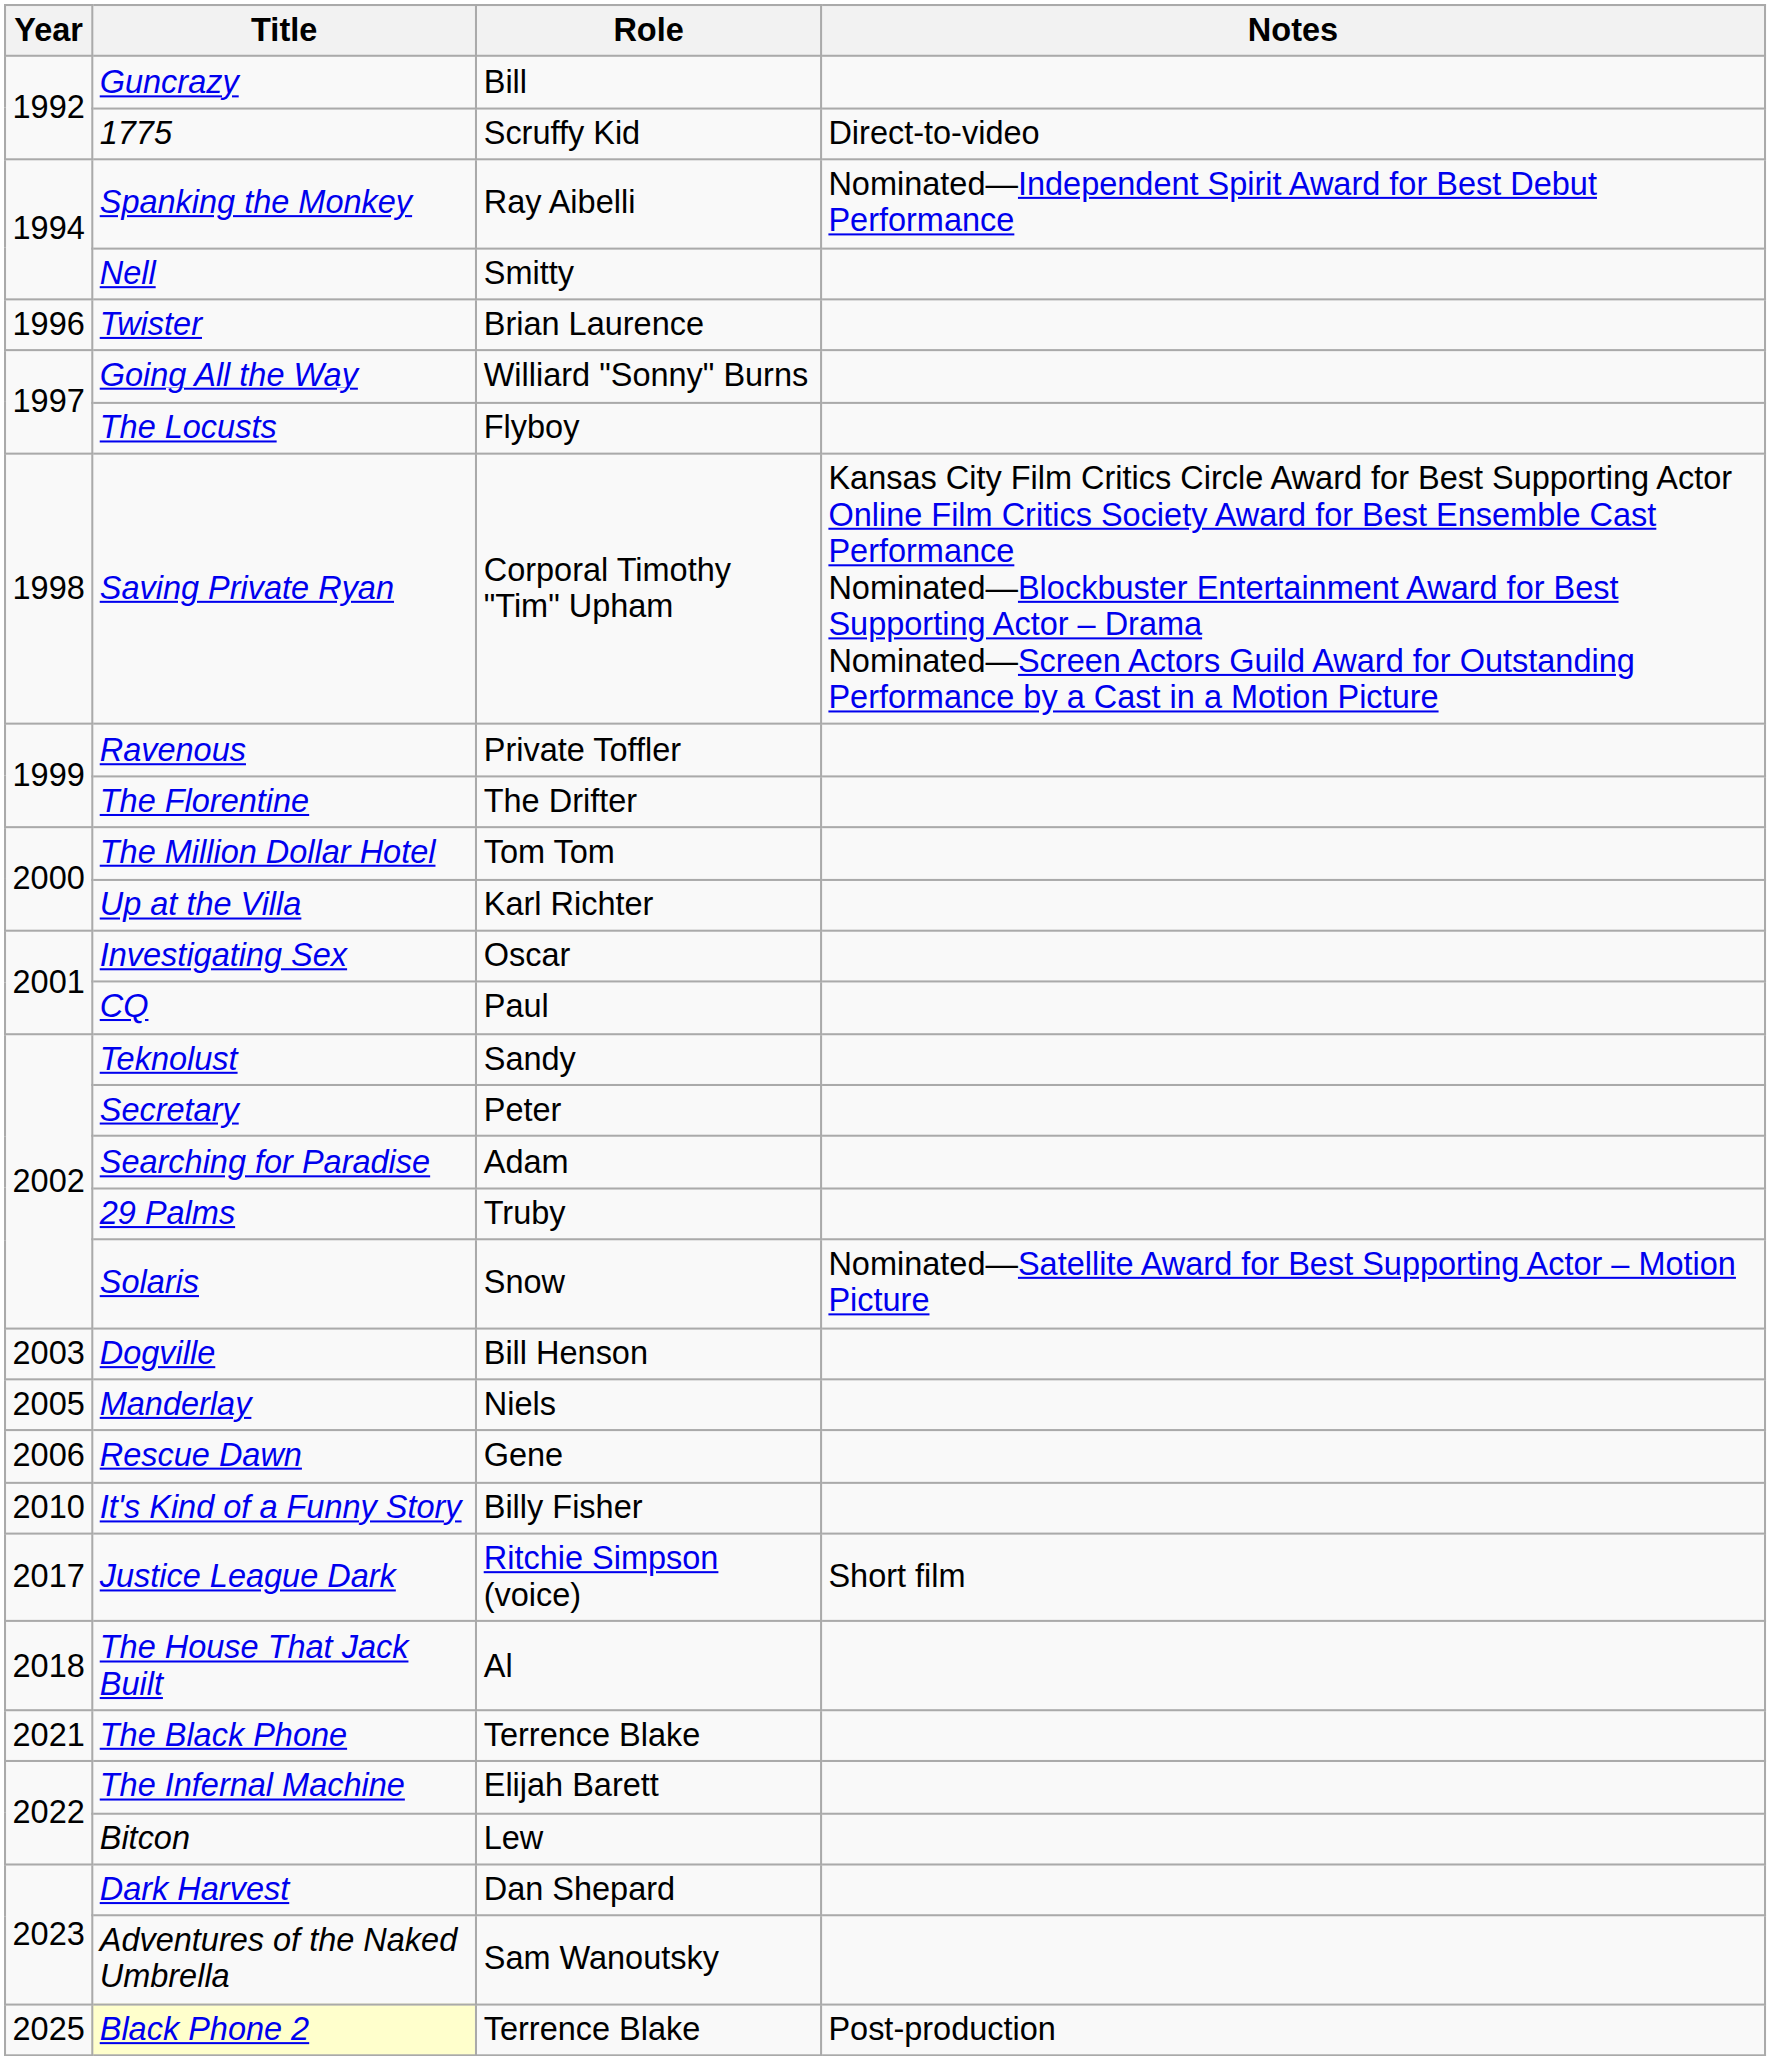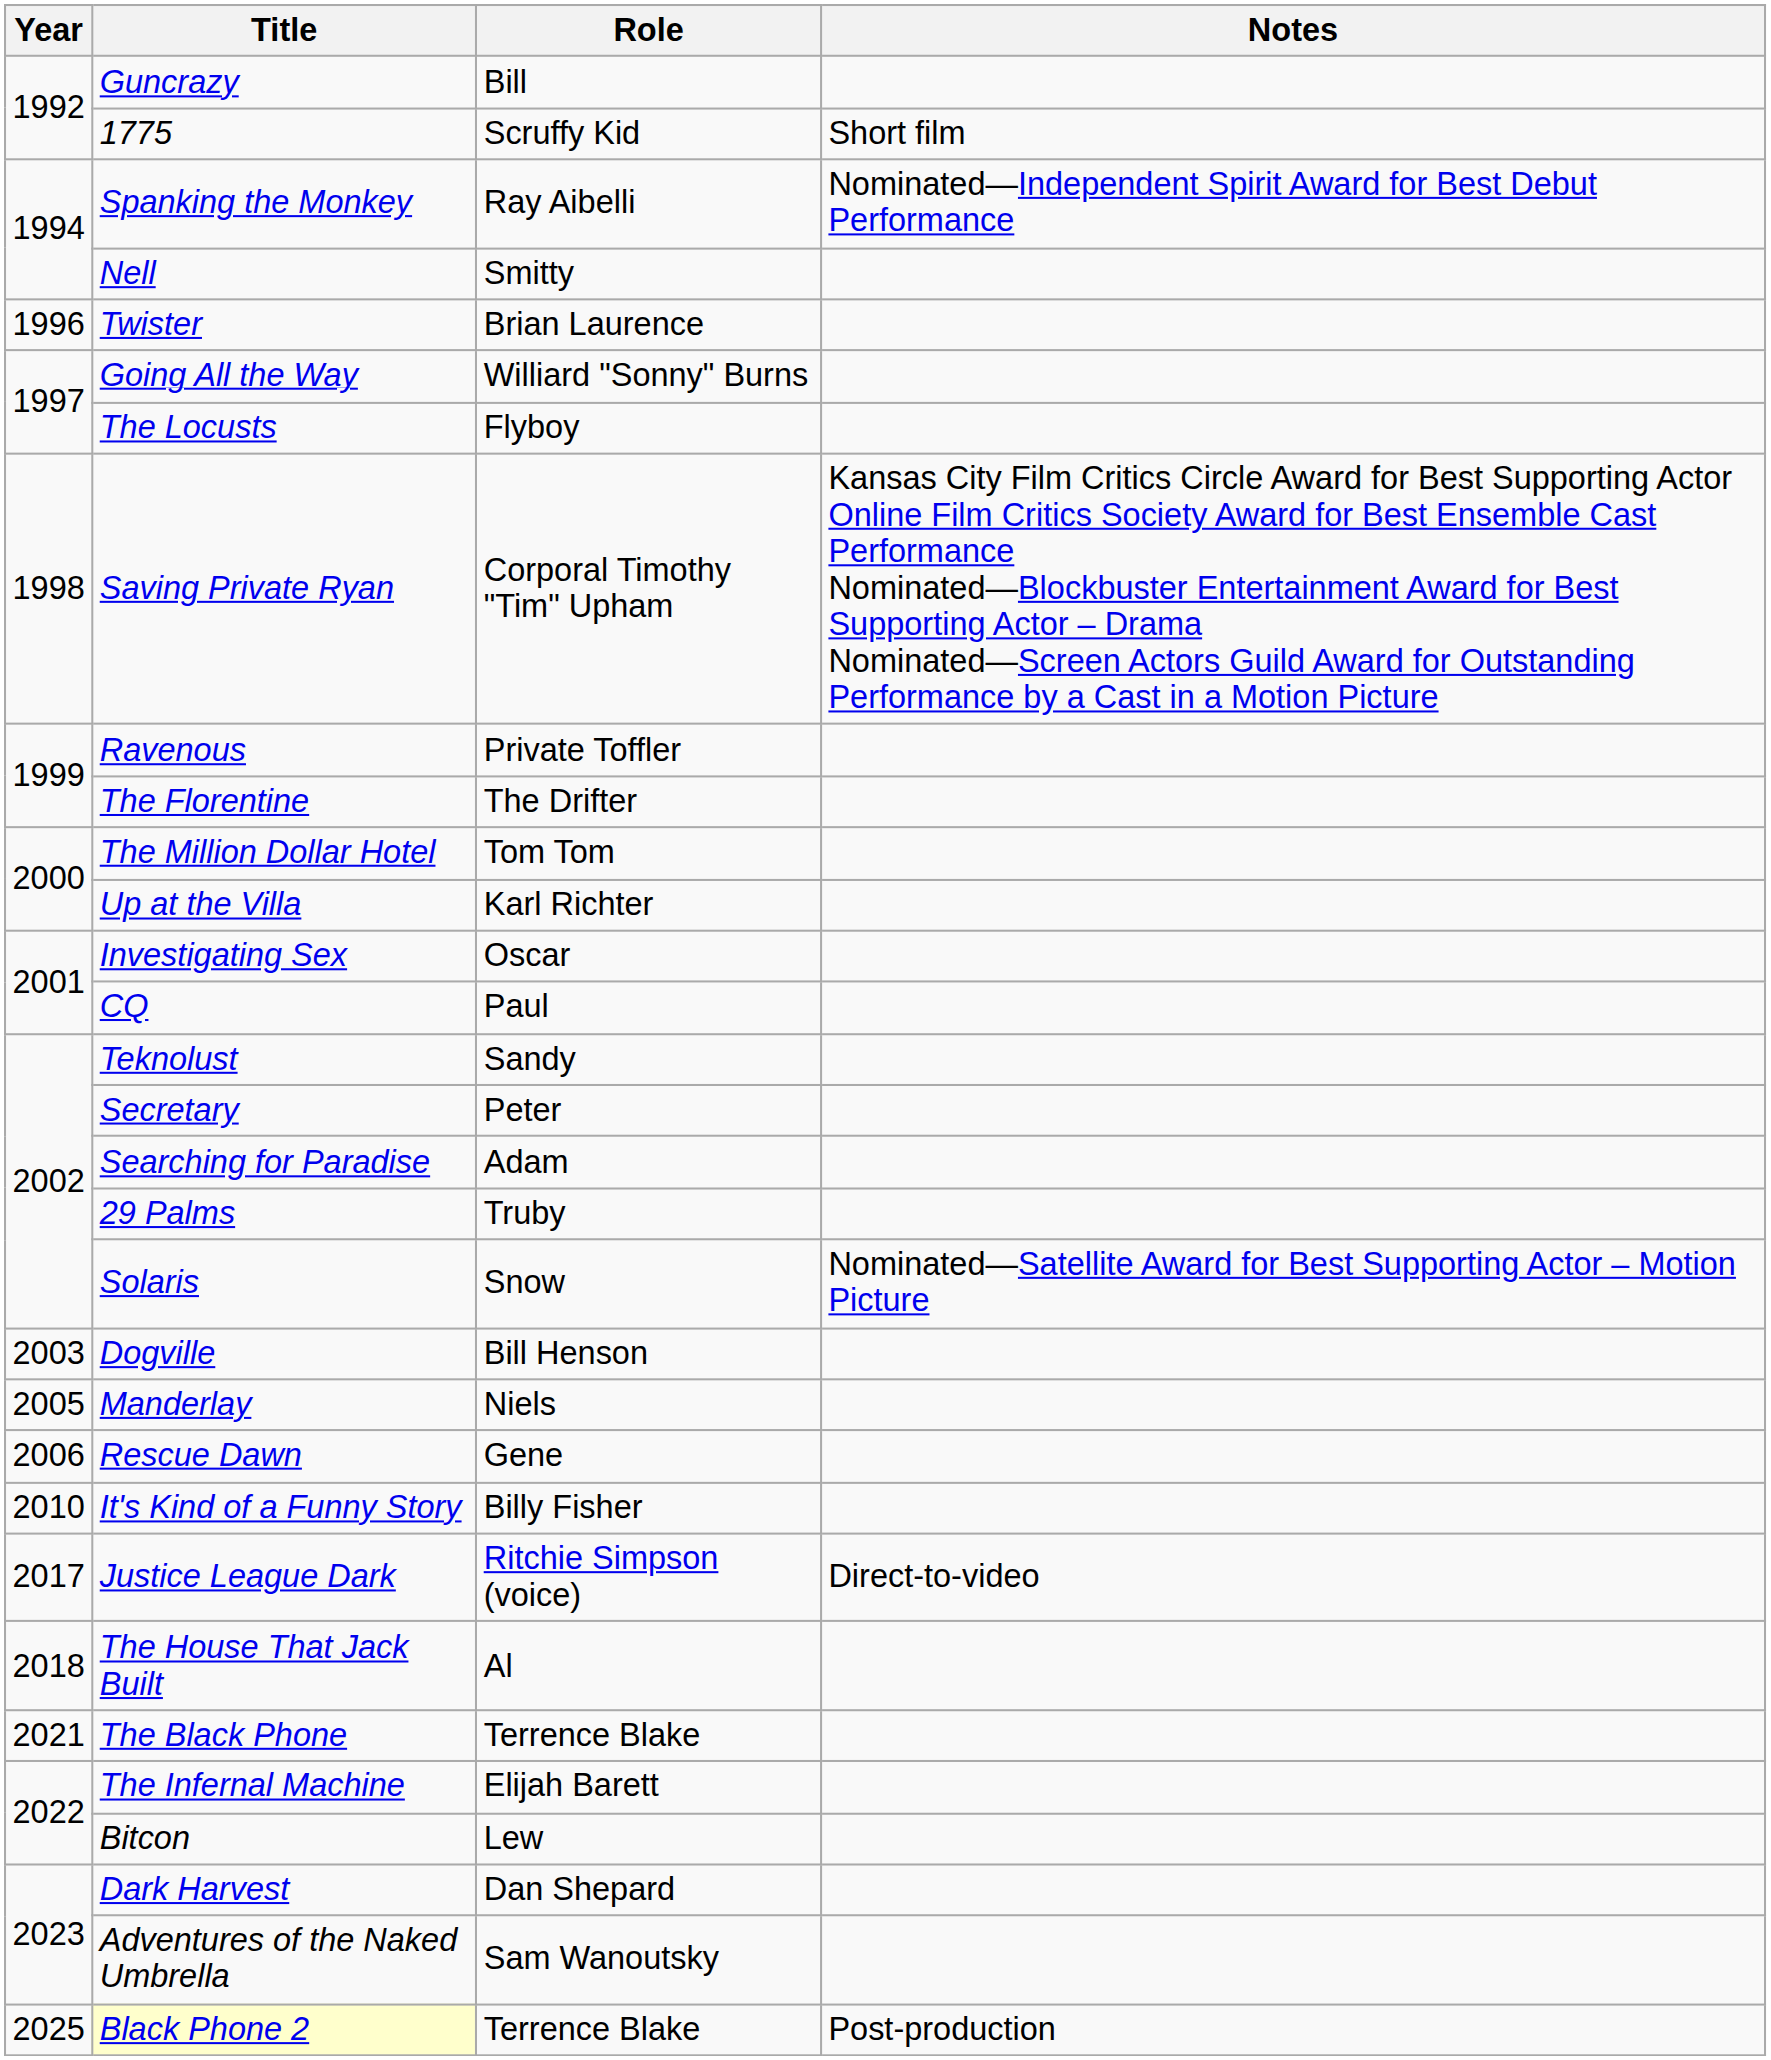(934, 133) Direct-to-video -> (897, 133) Short film
(897, 1577) Short film -> (934, 1577) Direct-to-video
